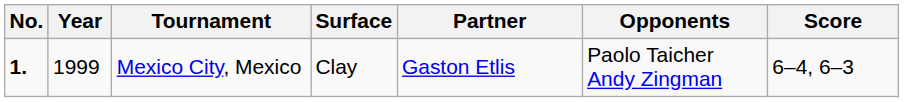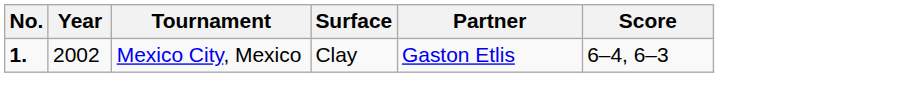- column: (675, 21)
(76, 67) 1999 -> (76, 55) 2002
